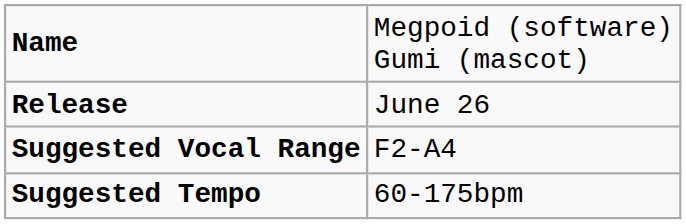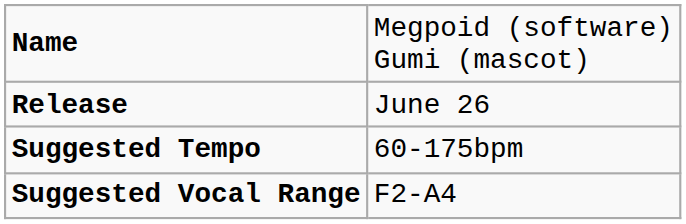rows swapped: (136, 195) <-> (186, 150)
